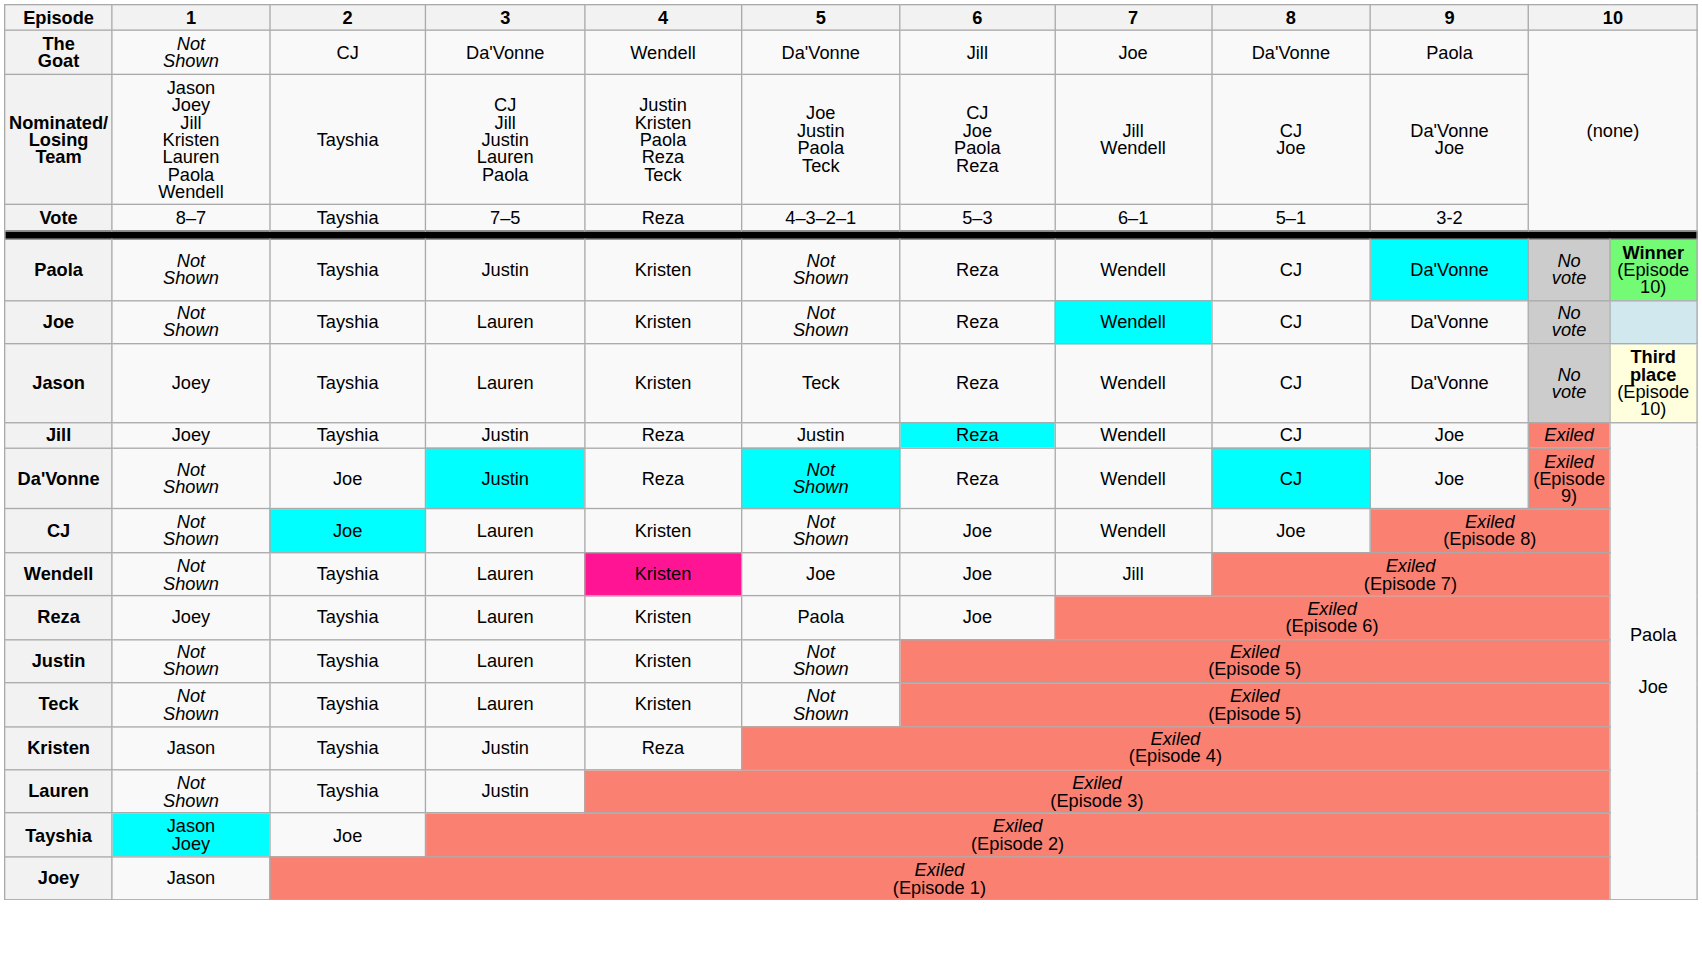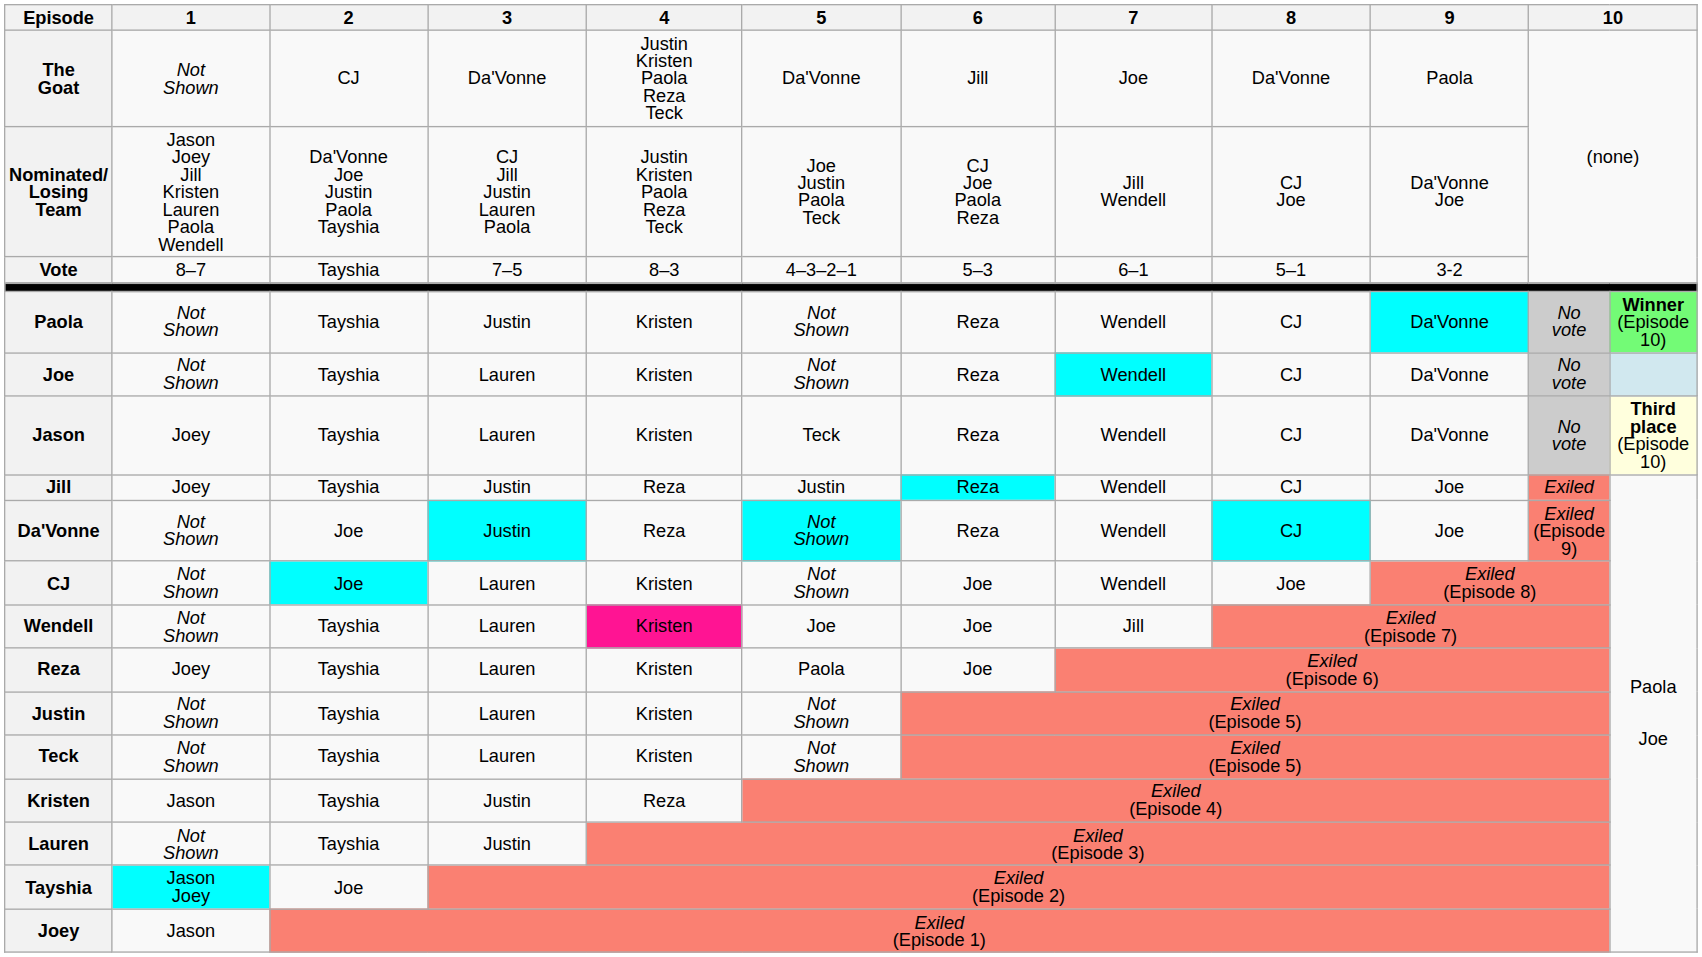(663, 52) Wendell -> (664, 78) Justin Kristen Paola Reza Teck
(348, 139) Tayshia -> (349, 191) Da'Vonne Joe Justin Paola Tayshia
(663, 217) Reza -> (664, 270) 8–3
